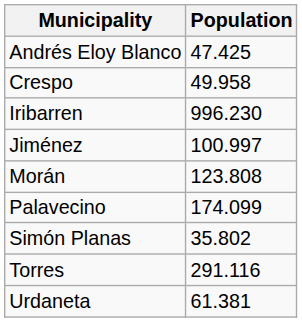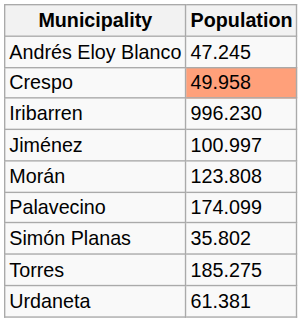(221, 52) 47.425 -> (221, 52) 47.245
(221, 83) no background -> (221, 83) lightsalmon background
(226, 270) 291.116 -> (226, 270) 185.275
